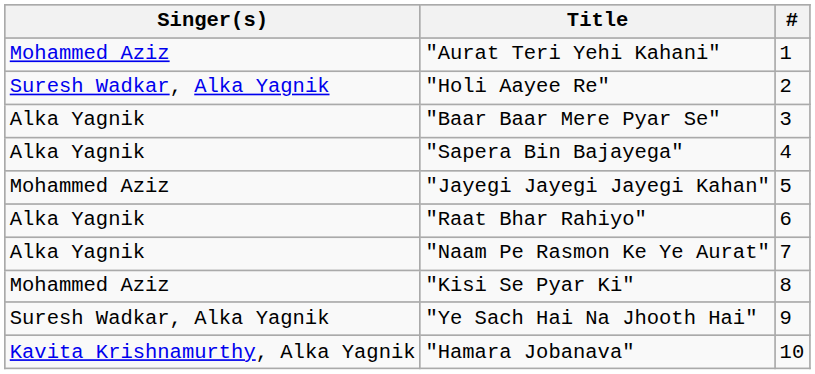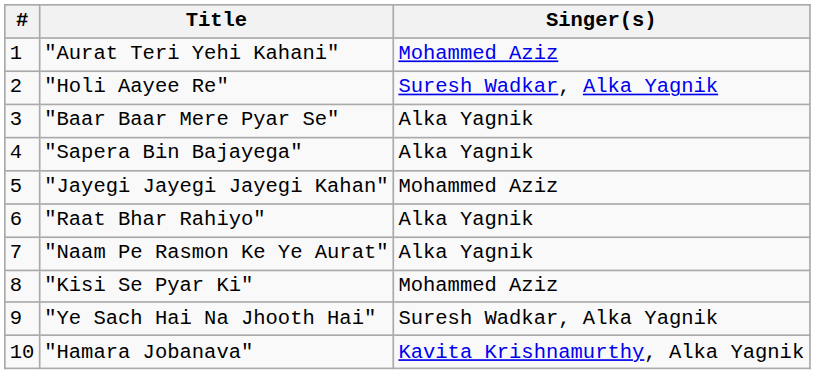columns swapped: (792, 22) <-> (213, 22)
